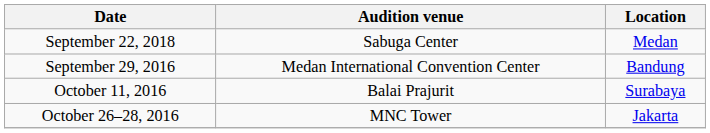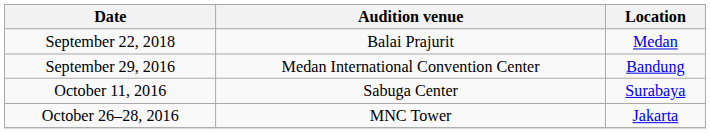(411, 41) Sabuga Center -> (411, 41) Balai Prajurit
(411, 91) Balai Prajurit -> (411, 91) Sabuga Center
